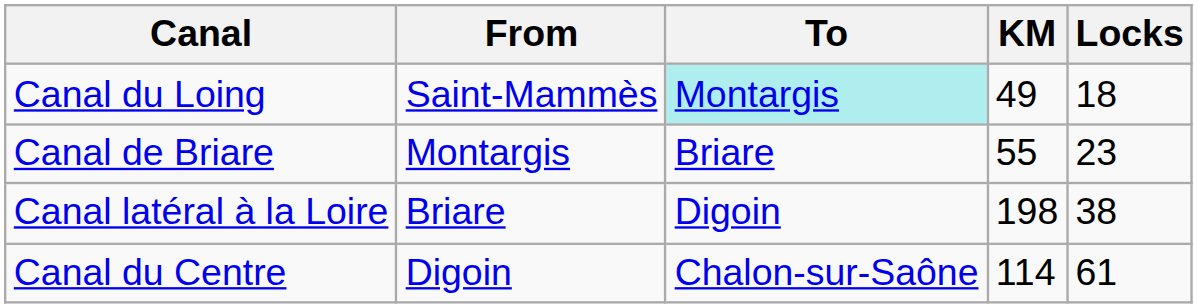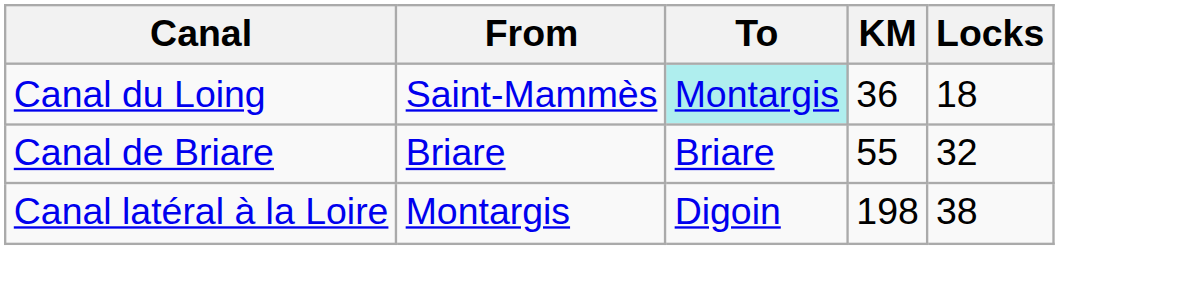(1017, 93) 49 -> (877, 93) 36
(488, 152) Montargis -> (456, 152) Briare
(1096, 152) 23 -> (957, 152) 32
(456, 212) Briare -> (488, 212) Montargis
- row: (150, 271)
